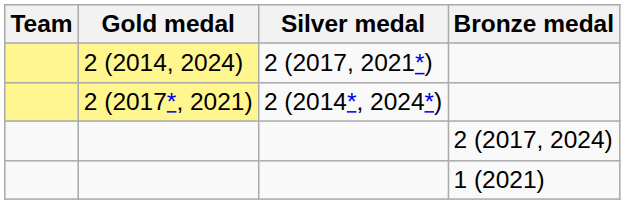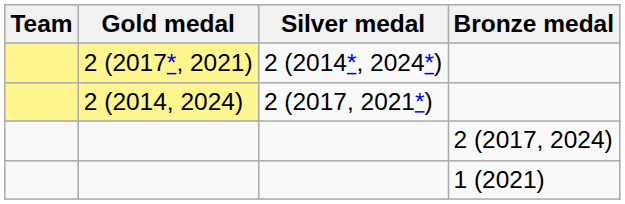rows swapped: (168, 101) <-> (163, 62)
